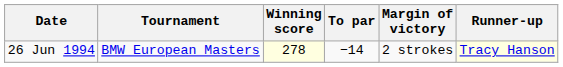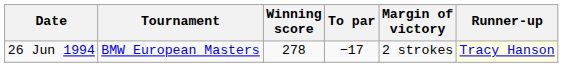(294, 52) lightyellow background -> (294, 52) no background
(352, 52) −14 -> (352, 52) −17
